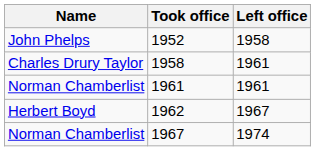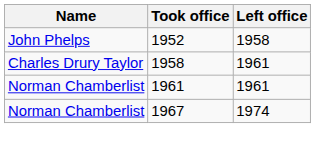- row: (168, 110)
